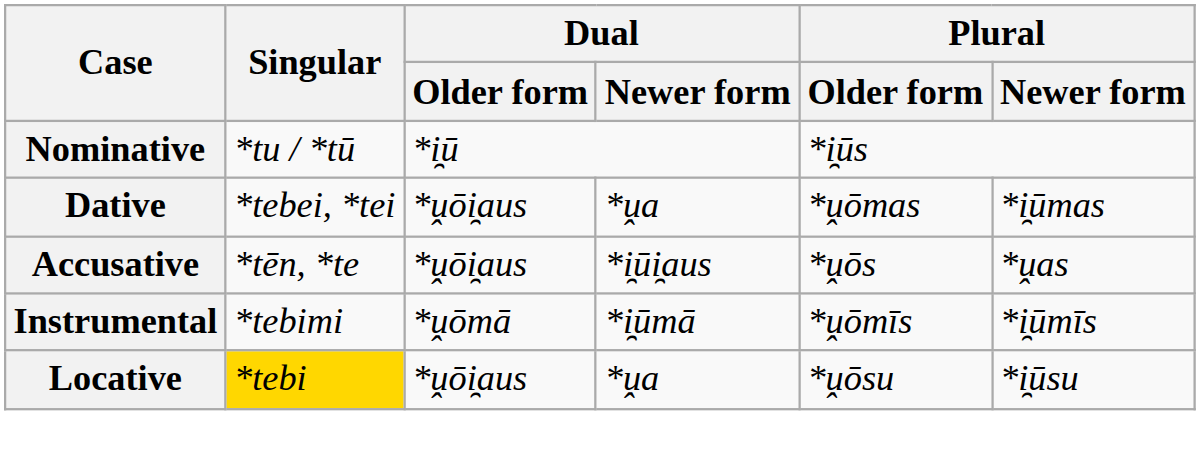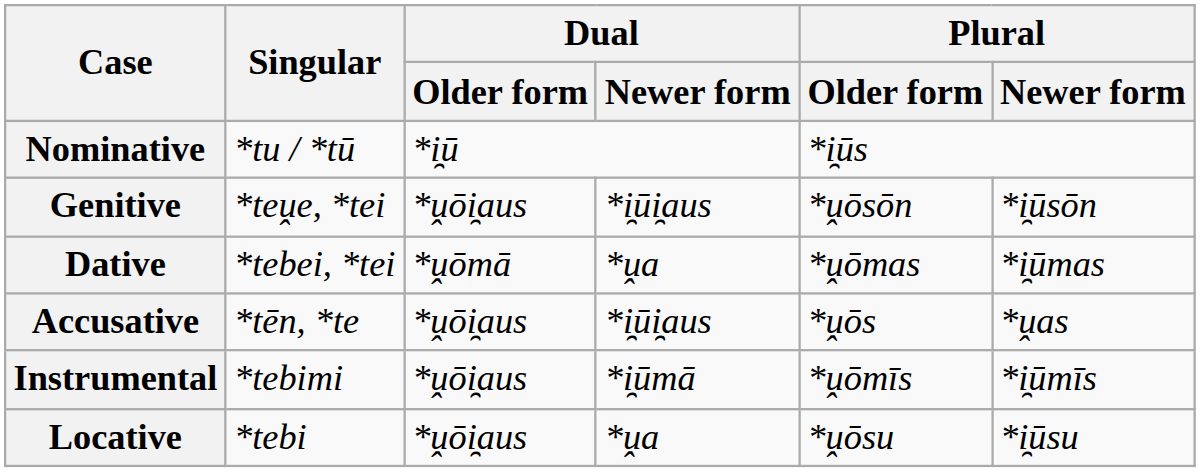+ row: (115, 206)
(470, 206) *ṷōi̯aus -> (462, 263) *ṷōmā
(462, 321) *ṷōmā -> (470, 378) *ṷōi̯aus
(270, 378) gold background -> (270, 436) no background
